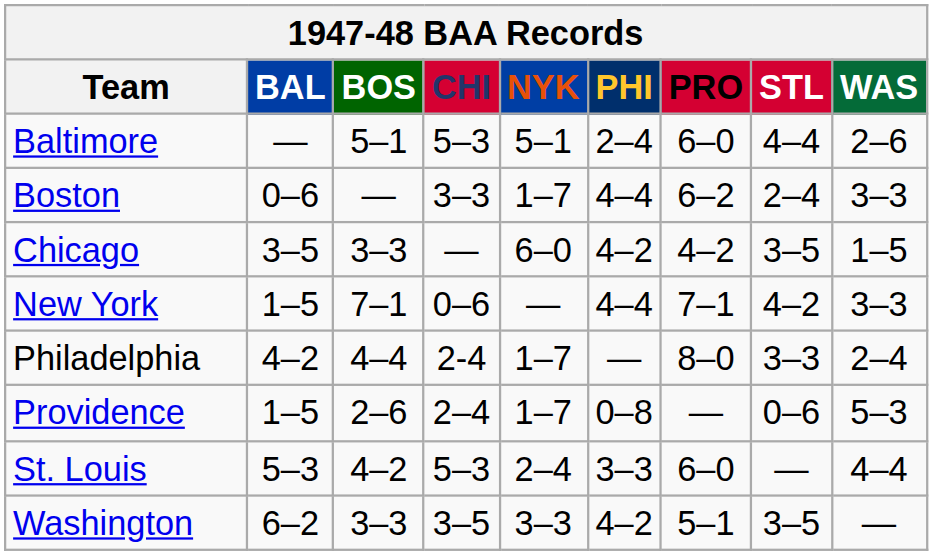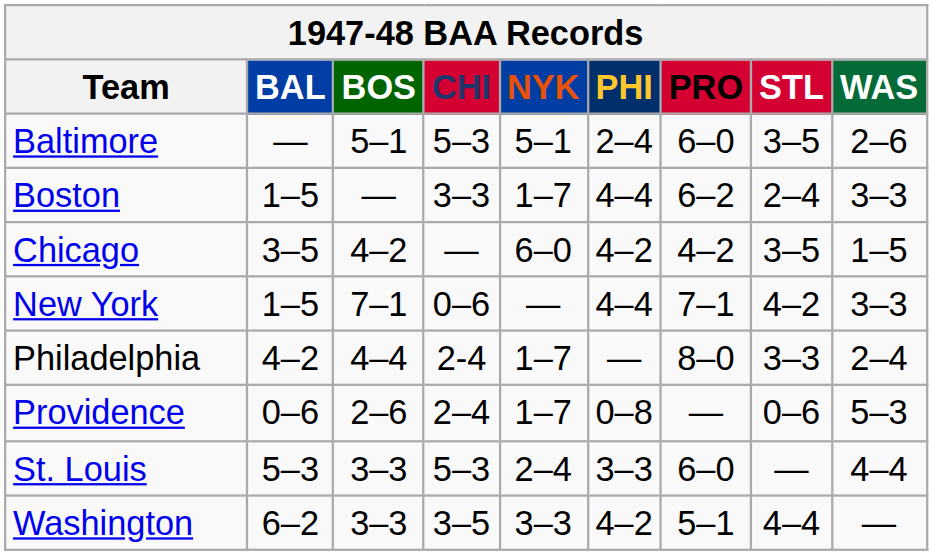(792, 141) 4–4 -> (792, 141) 3–5
(290, 196) 0–6 -> (290, 196) 1–5
(379, 250) 3–3 -> (379, 250) 4–2
(290, 413) 1–5 -> (290, 413) 0–6
(379, 468) 4–2 -> (379, 468) 3–3
(792, 522) 3–5 -> (792, 522) 4–4
